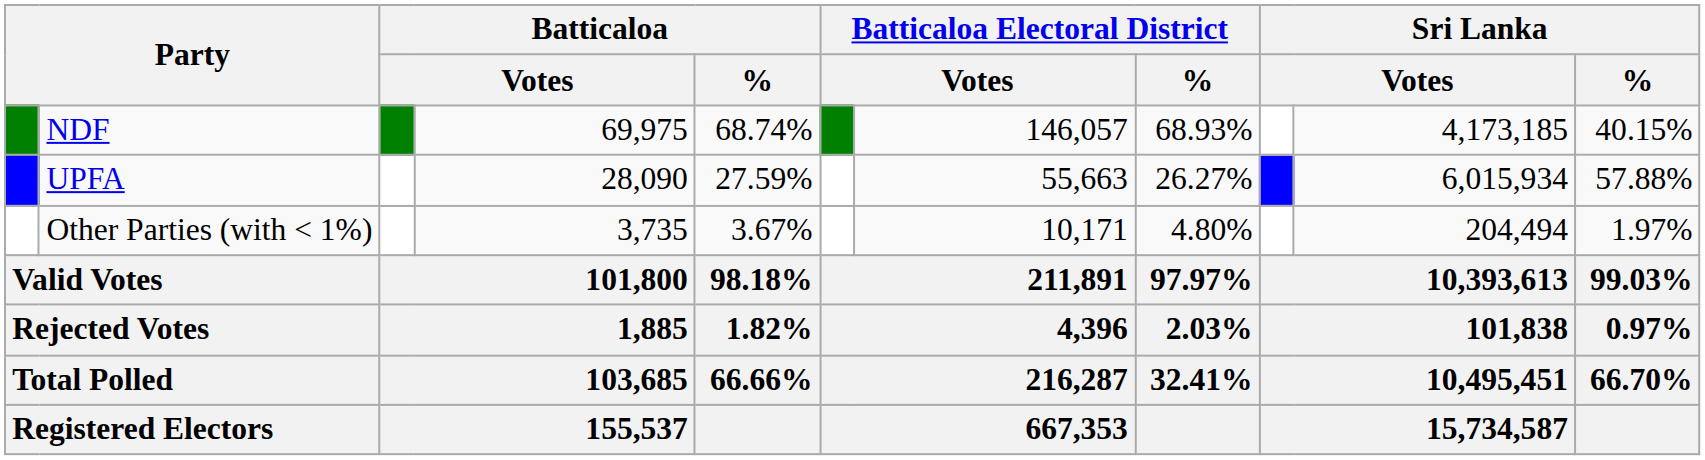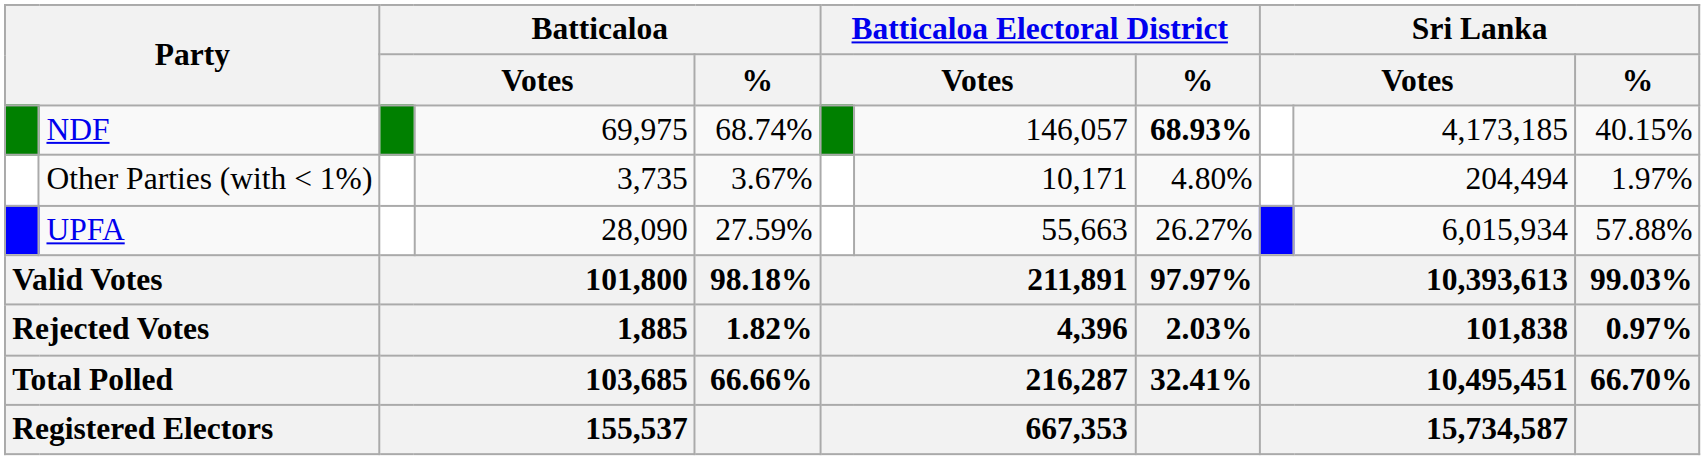(1204, 129) normal -> (1201, 129) bold
rows swapped: (86, 179) <-> (209, 229)
